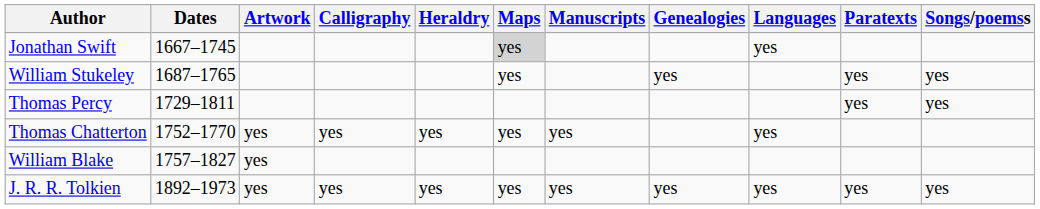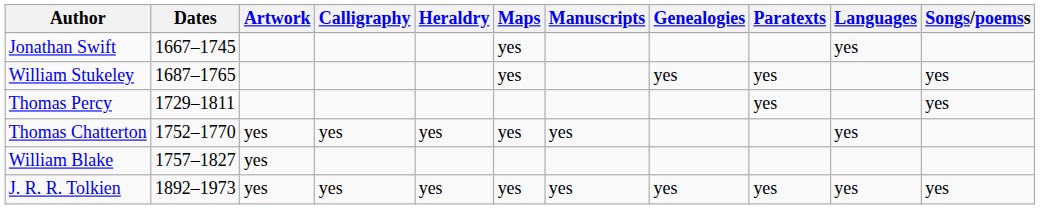columns swapped: (795, 18) <-> (881, 18)
(510, 47) lightgrey background -> (510, 47) no background
